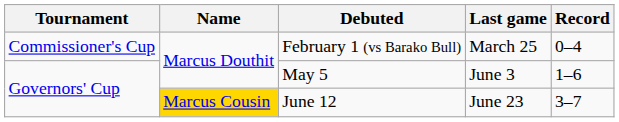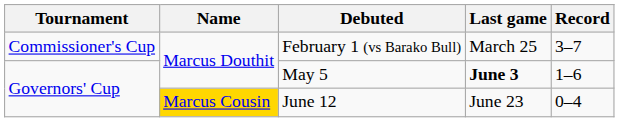(568, 46) 0–4 -> (568, 46) 3–7
(492, 74) normal -> (494, 74) bold
(568, 102) 3–7 -> (568, 102) 0–4
